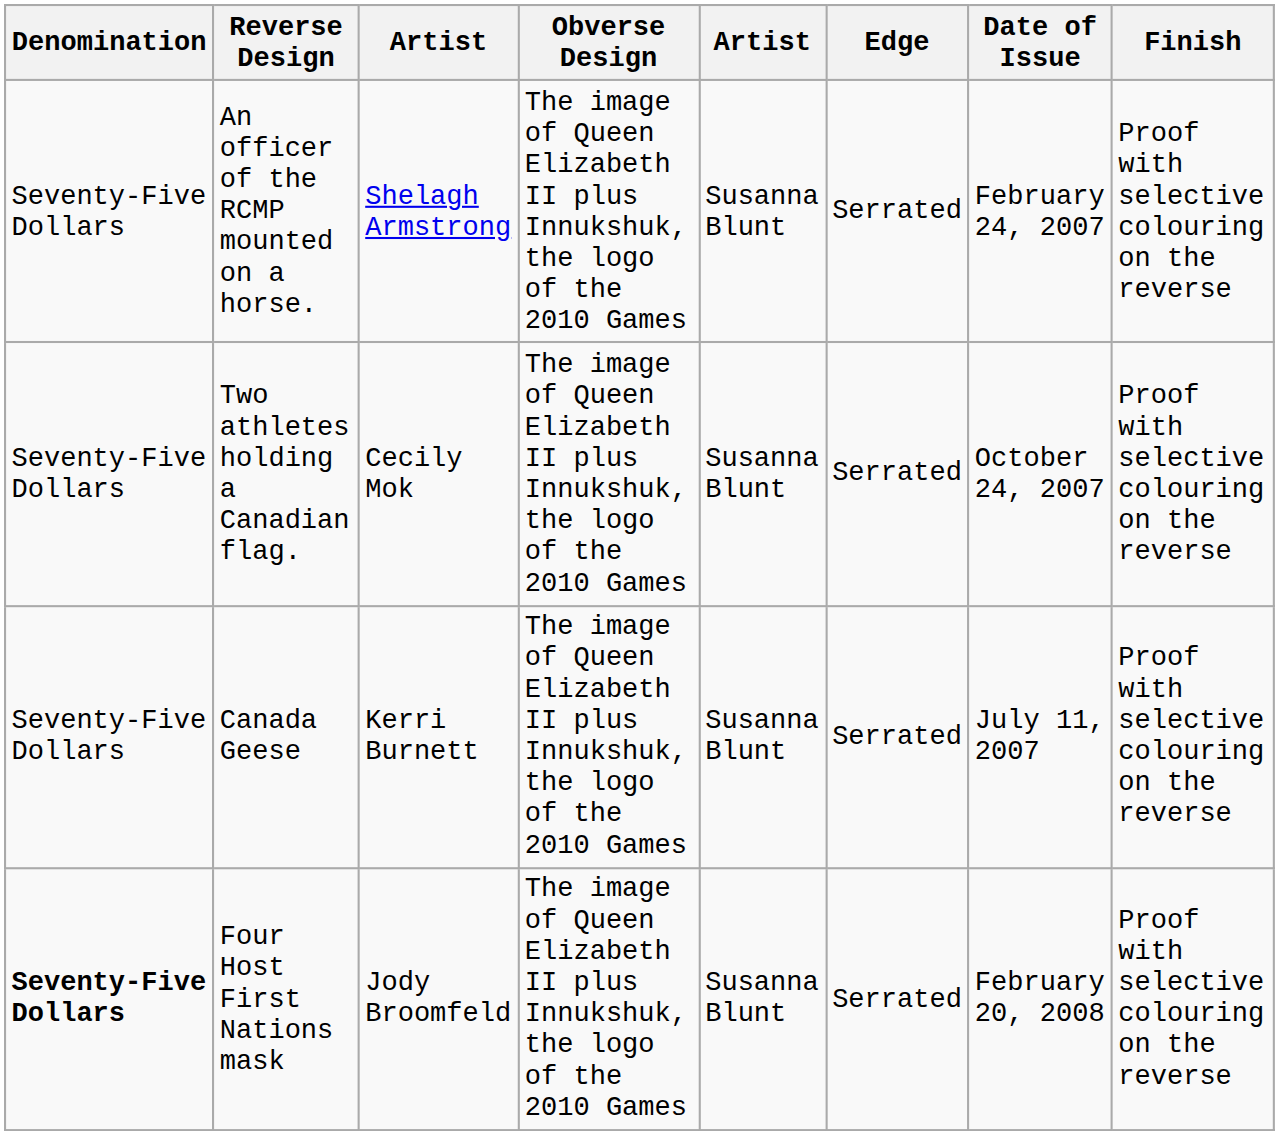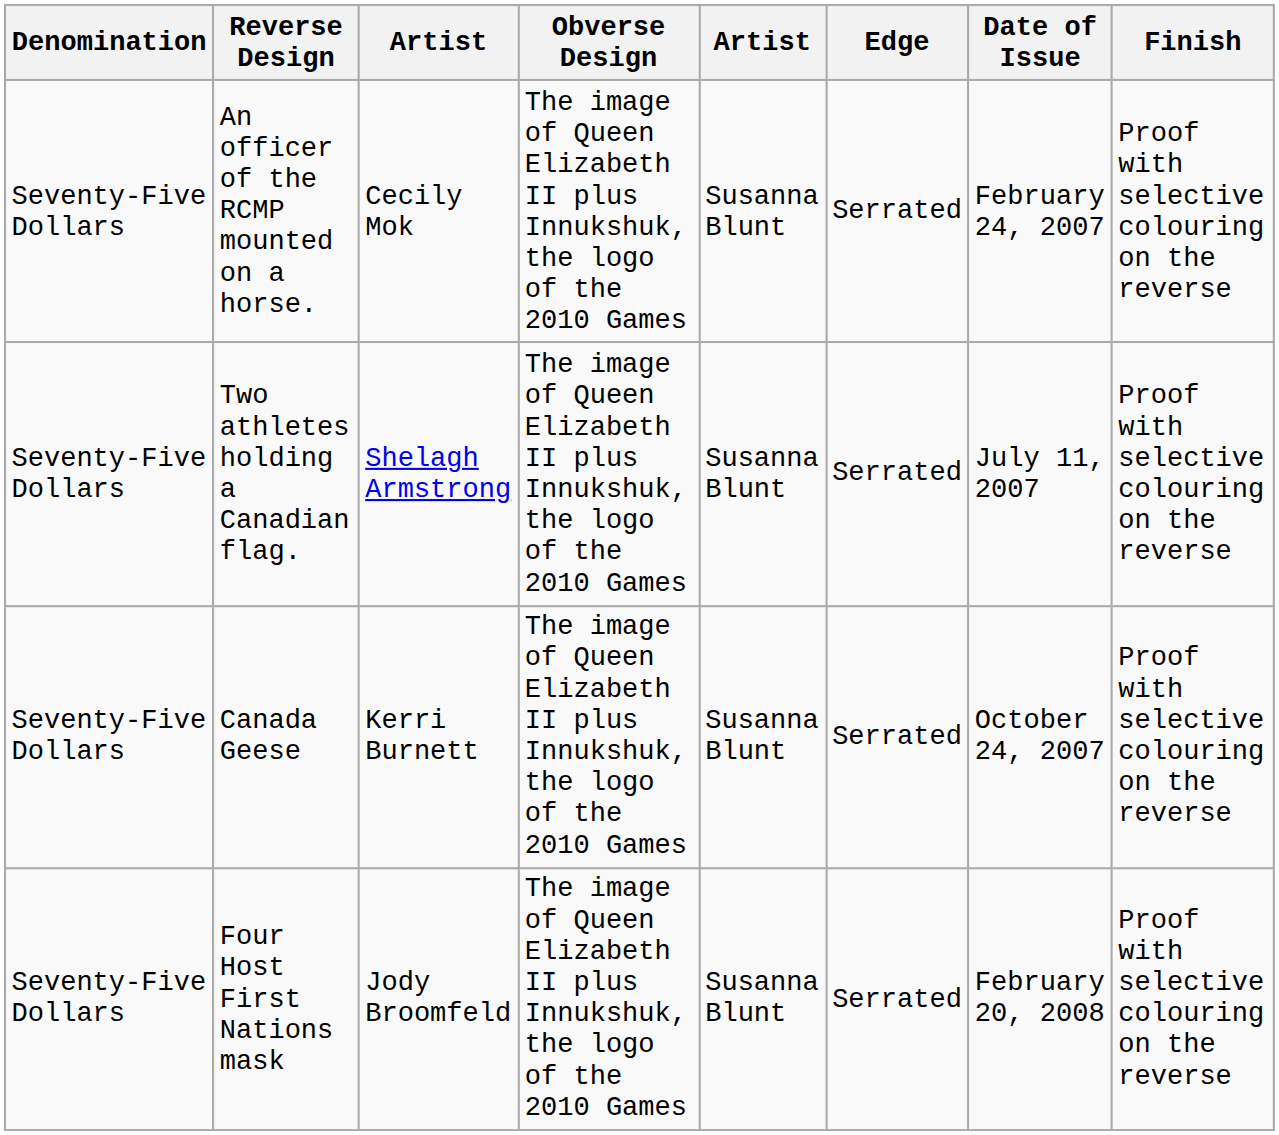(438, 212) Shelagh Armstrong -> (414, 212) Cecily Mok
(414, 474) Cecily Mok -> (438, 474) Shelagh Armstrong
(1040, 474) October 24, 2007 -> (1040, 474) July 11, 2007
(1040, 736) July 11, 2007 -> (1040, 736) October 24, 2007
(109, 999) bold -> (109, 999) normal
